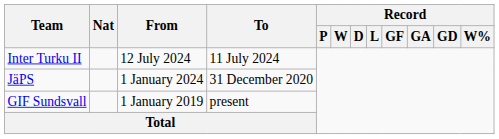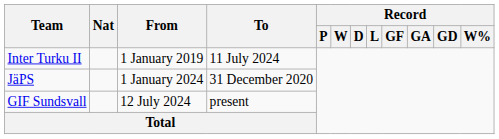(155, 58) 12 July 2024 -> (162, 58) 1 January 2019
(162, 101) 1 January 2019 -> (155, 101) 12 July 2024
